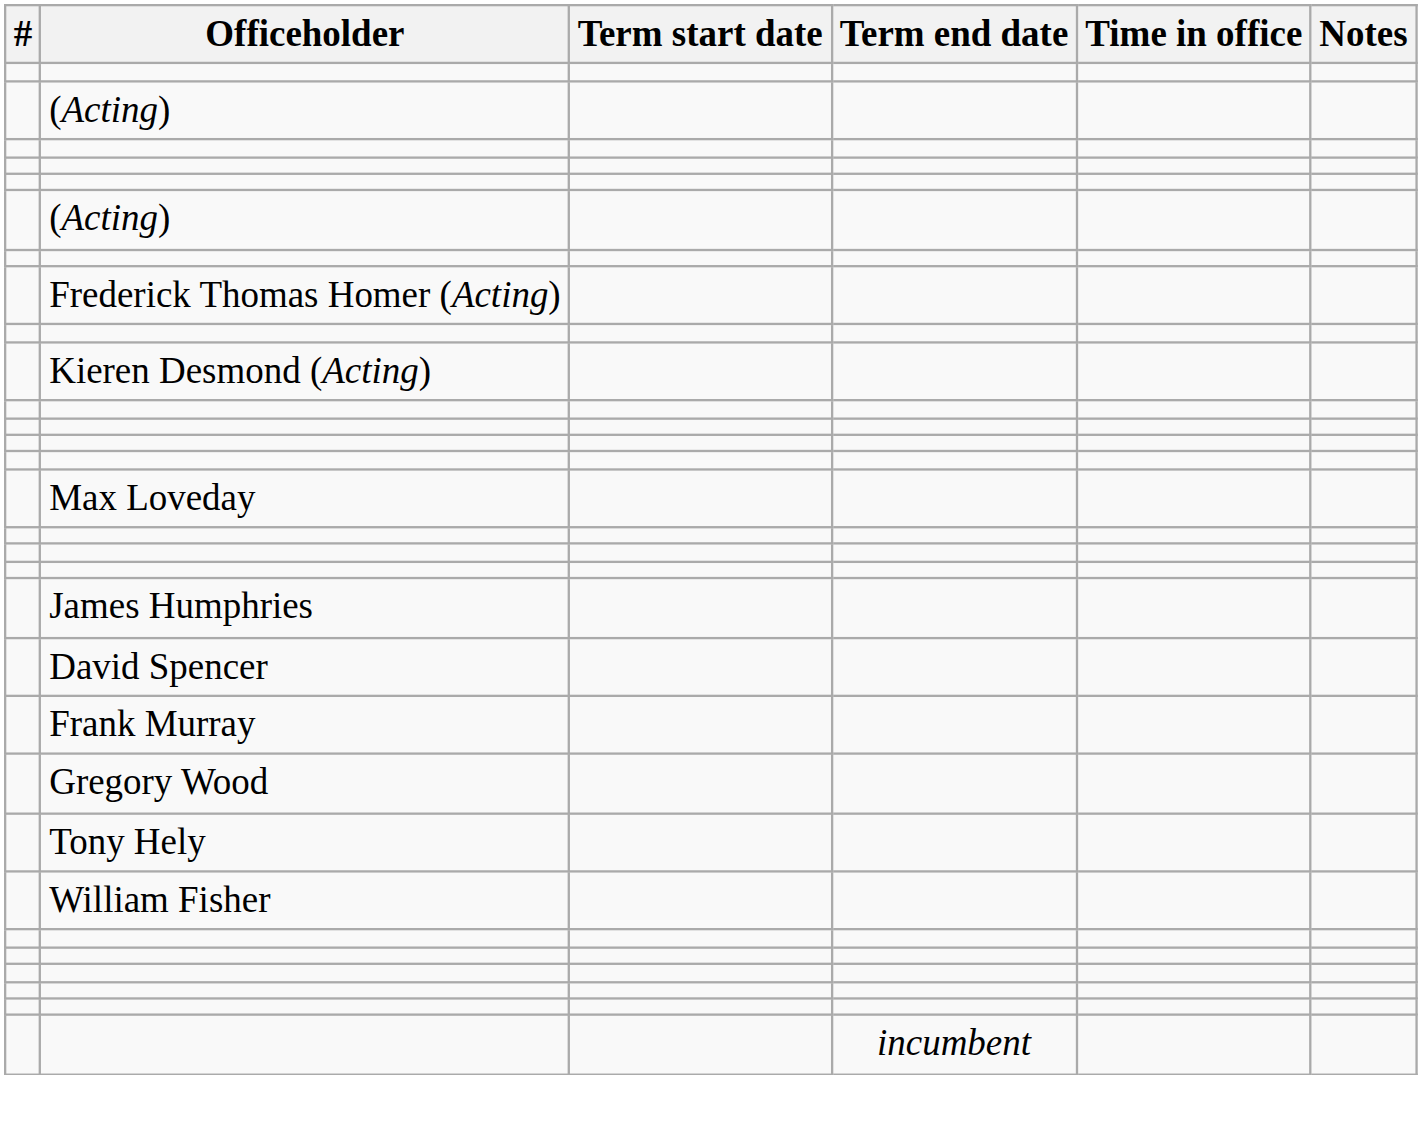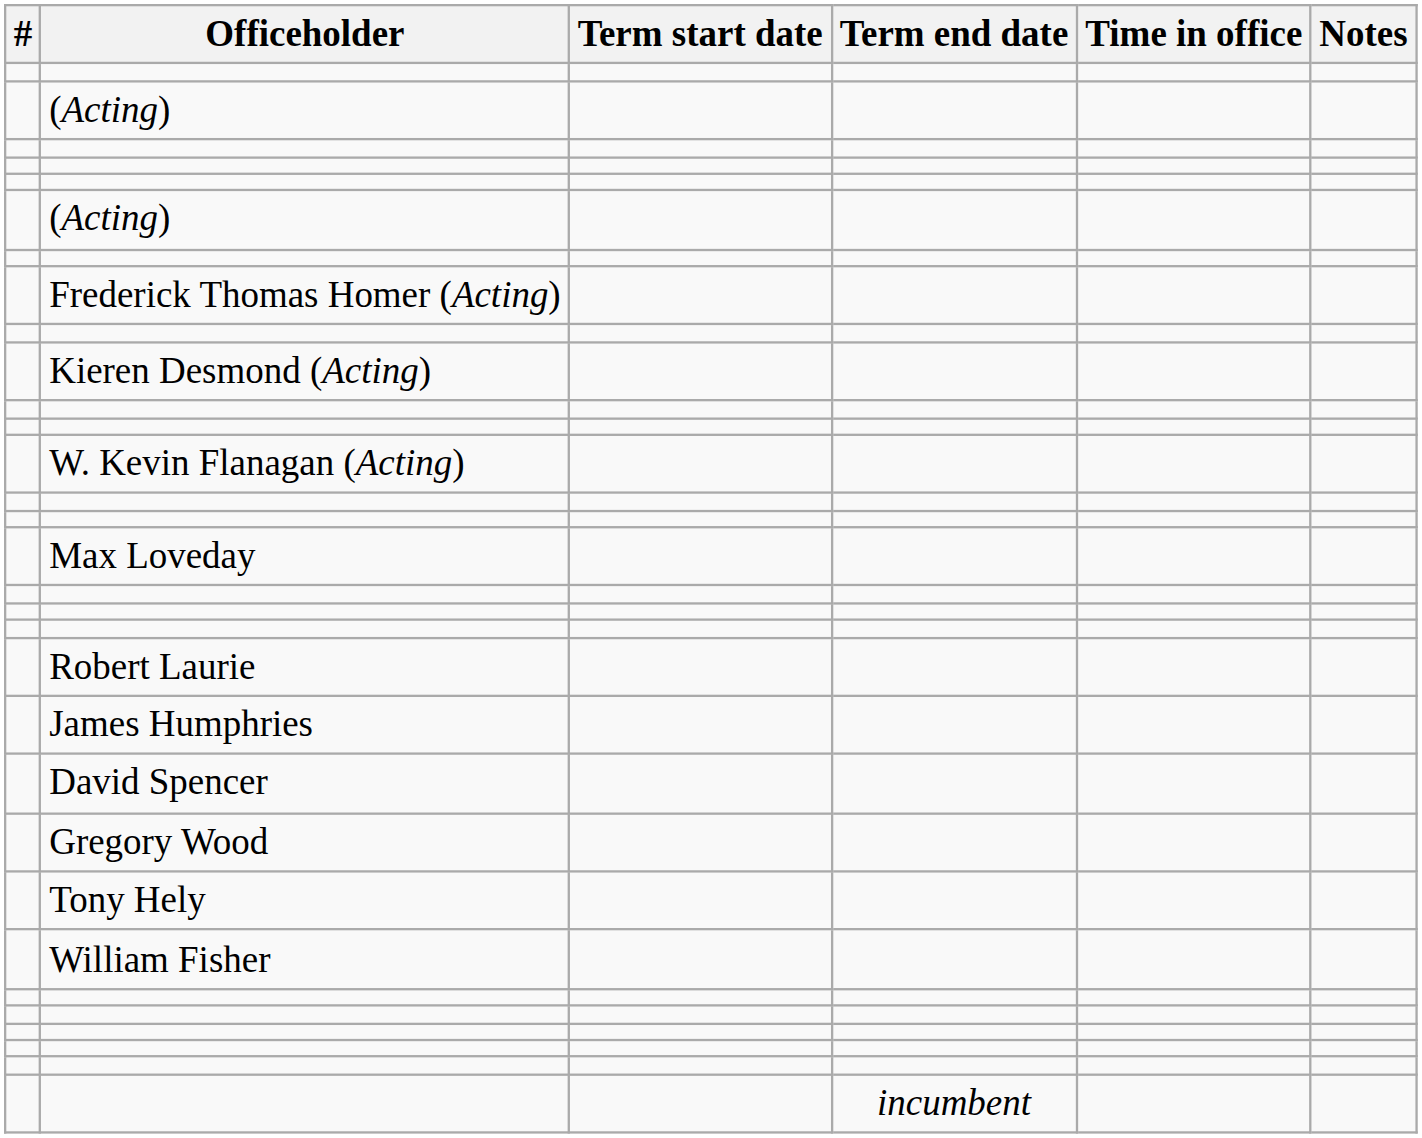+ row: (257, 463)
+ row: (152, 665)
- row: (152, 724)
